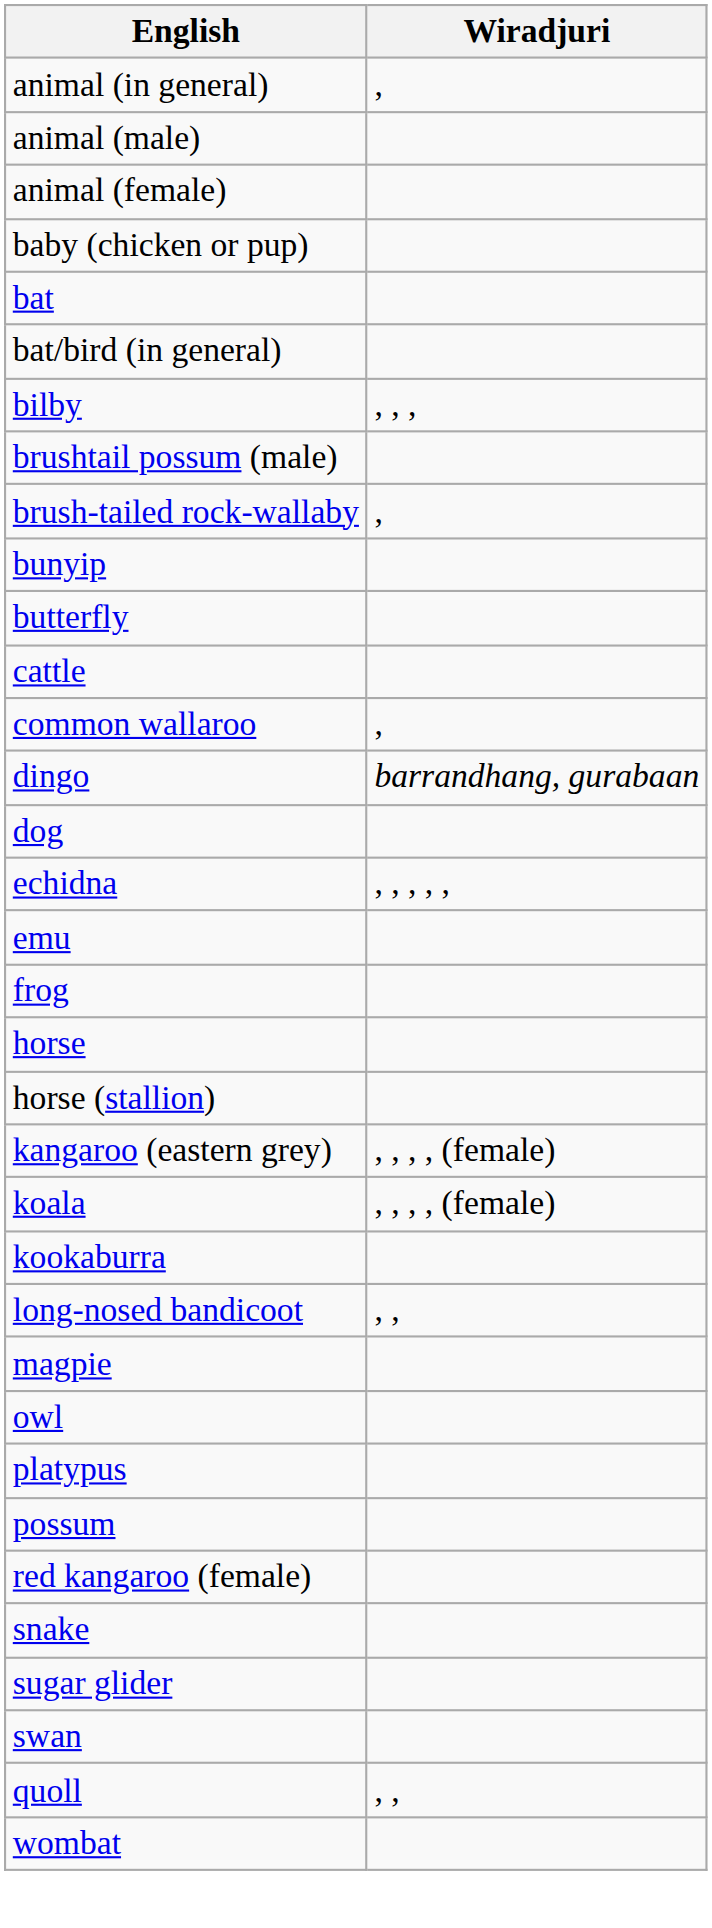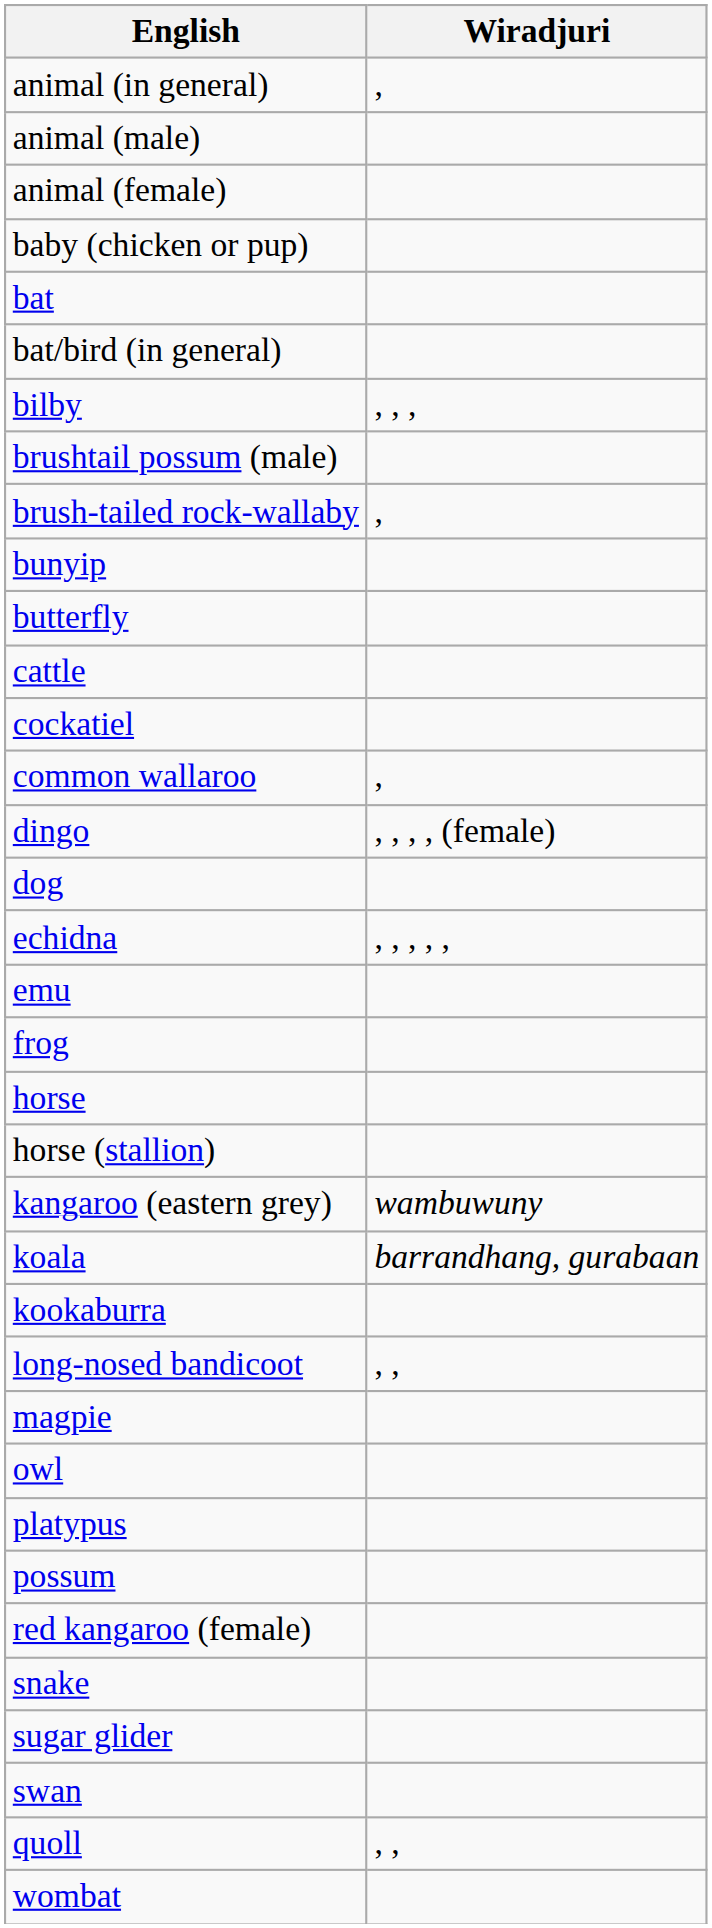+ row: (73, 723)
(537, 777) barrandhang, gurabaan -> (465, 830) , , , , (female)
(465, 1150) , , , , (female) -> (458, 1203) wambuwuny
(465, 1203) , , , , (female) -> (537, 1256) barrandhang, gurabaan
